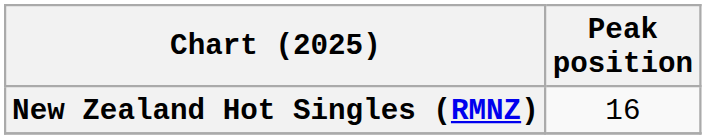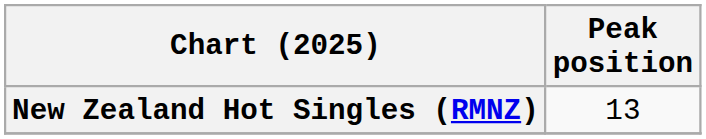(623, 110) 16 -> (623, 110) 13
